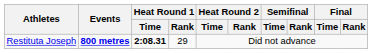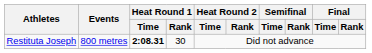(105, 42) bold -> (104, 42) normal
(182, 42) 29 -> (180, 42) 30
